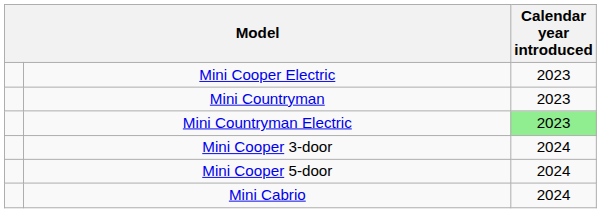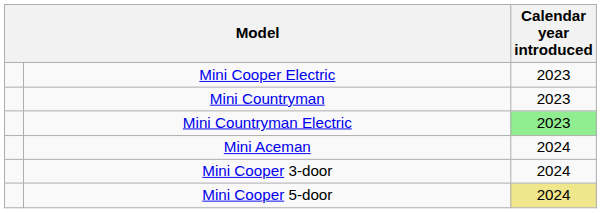+ row: (267, 147)
(554, 171) no background -> (554, 195) khaki background
- row: (267, 195)
